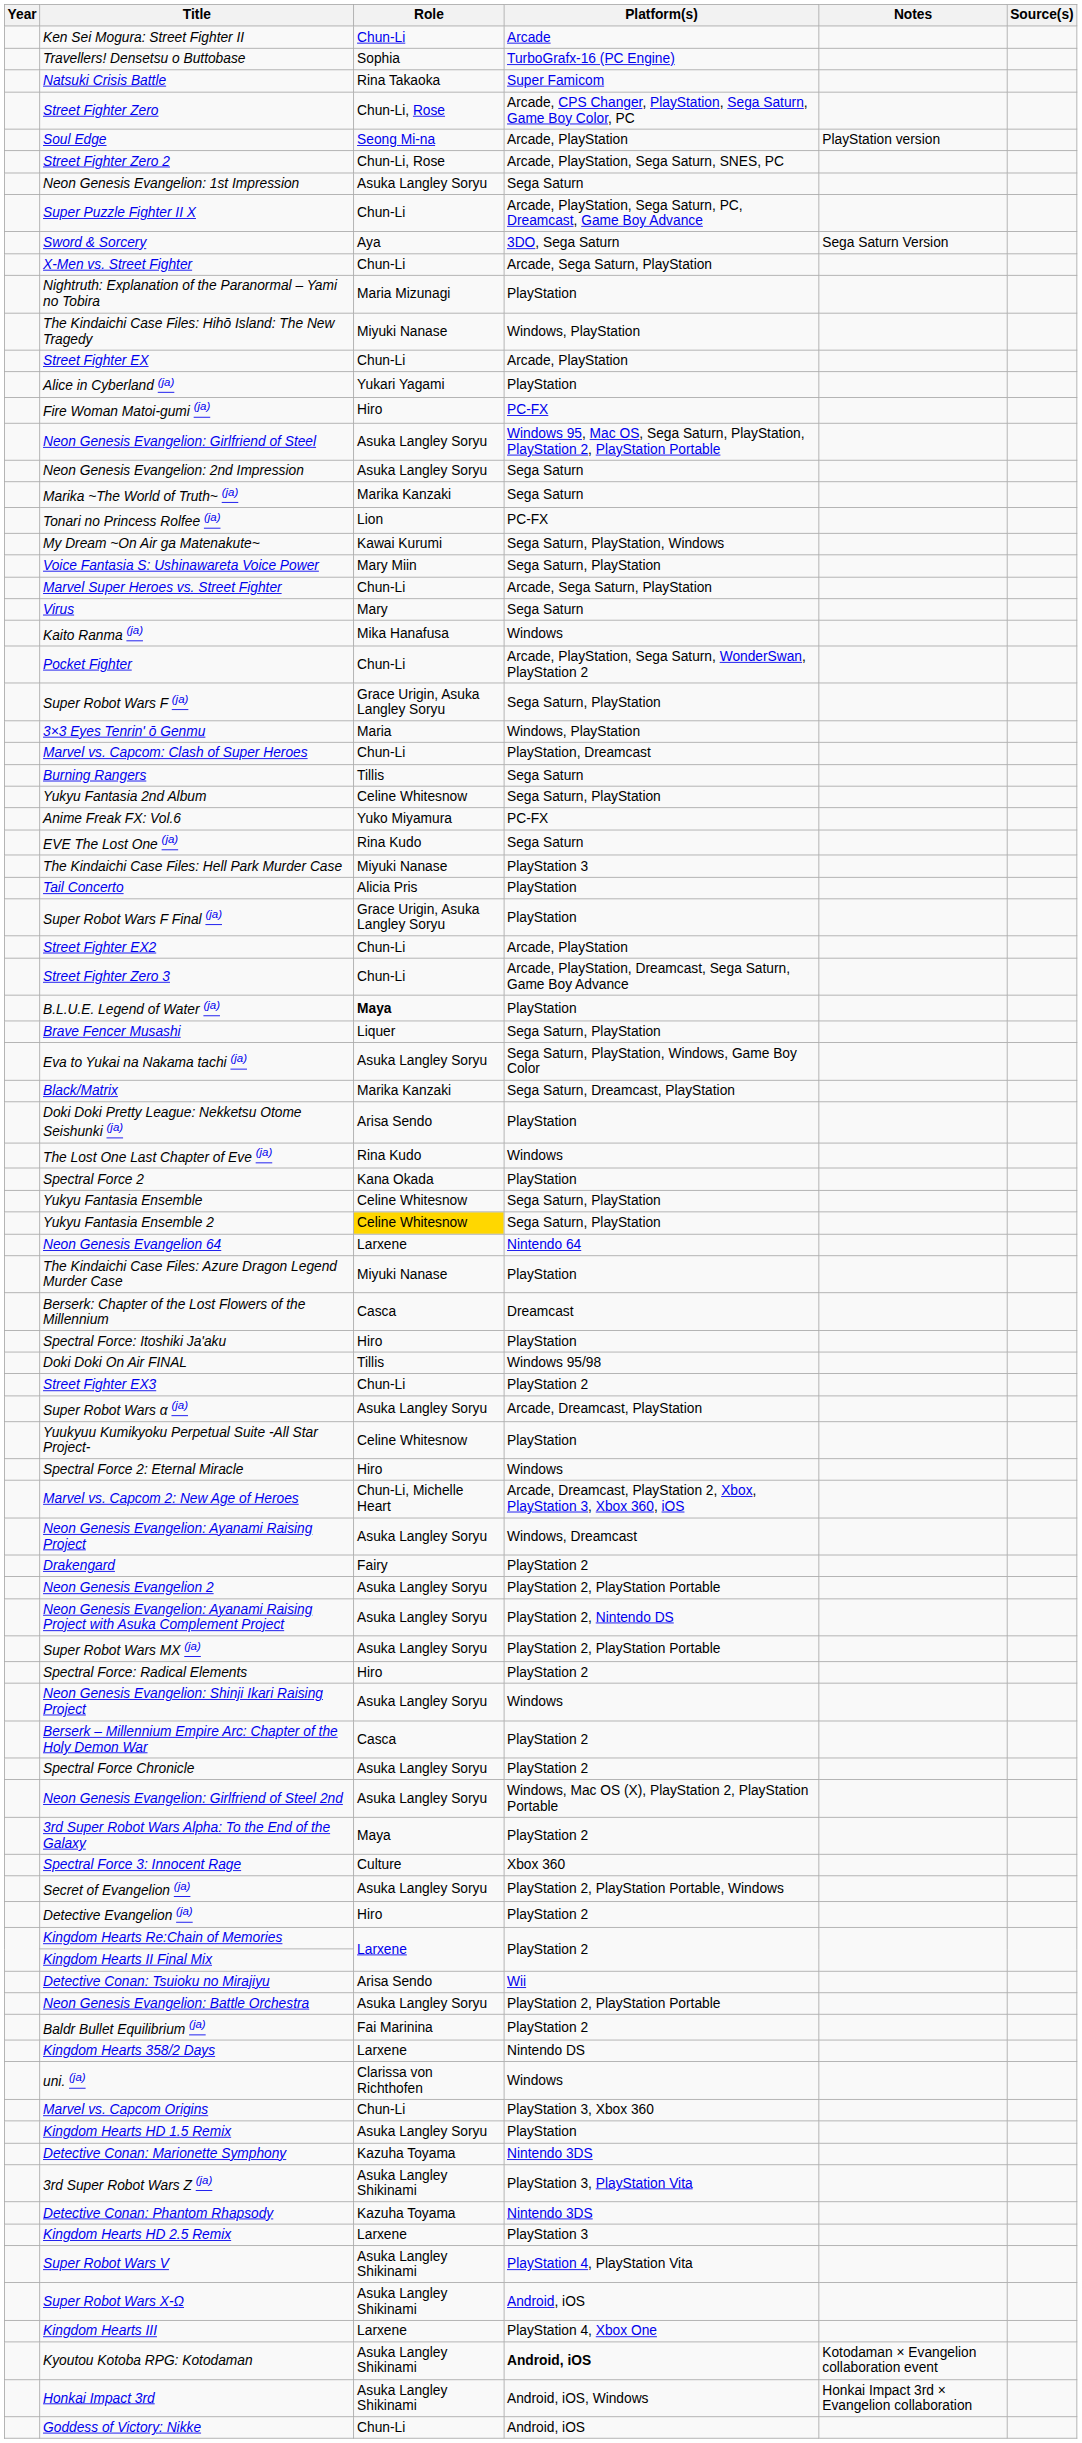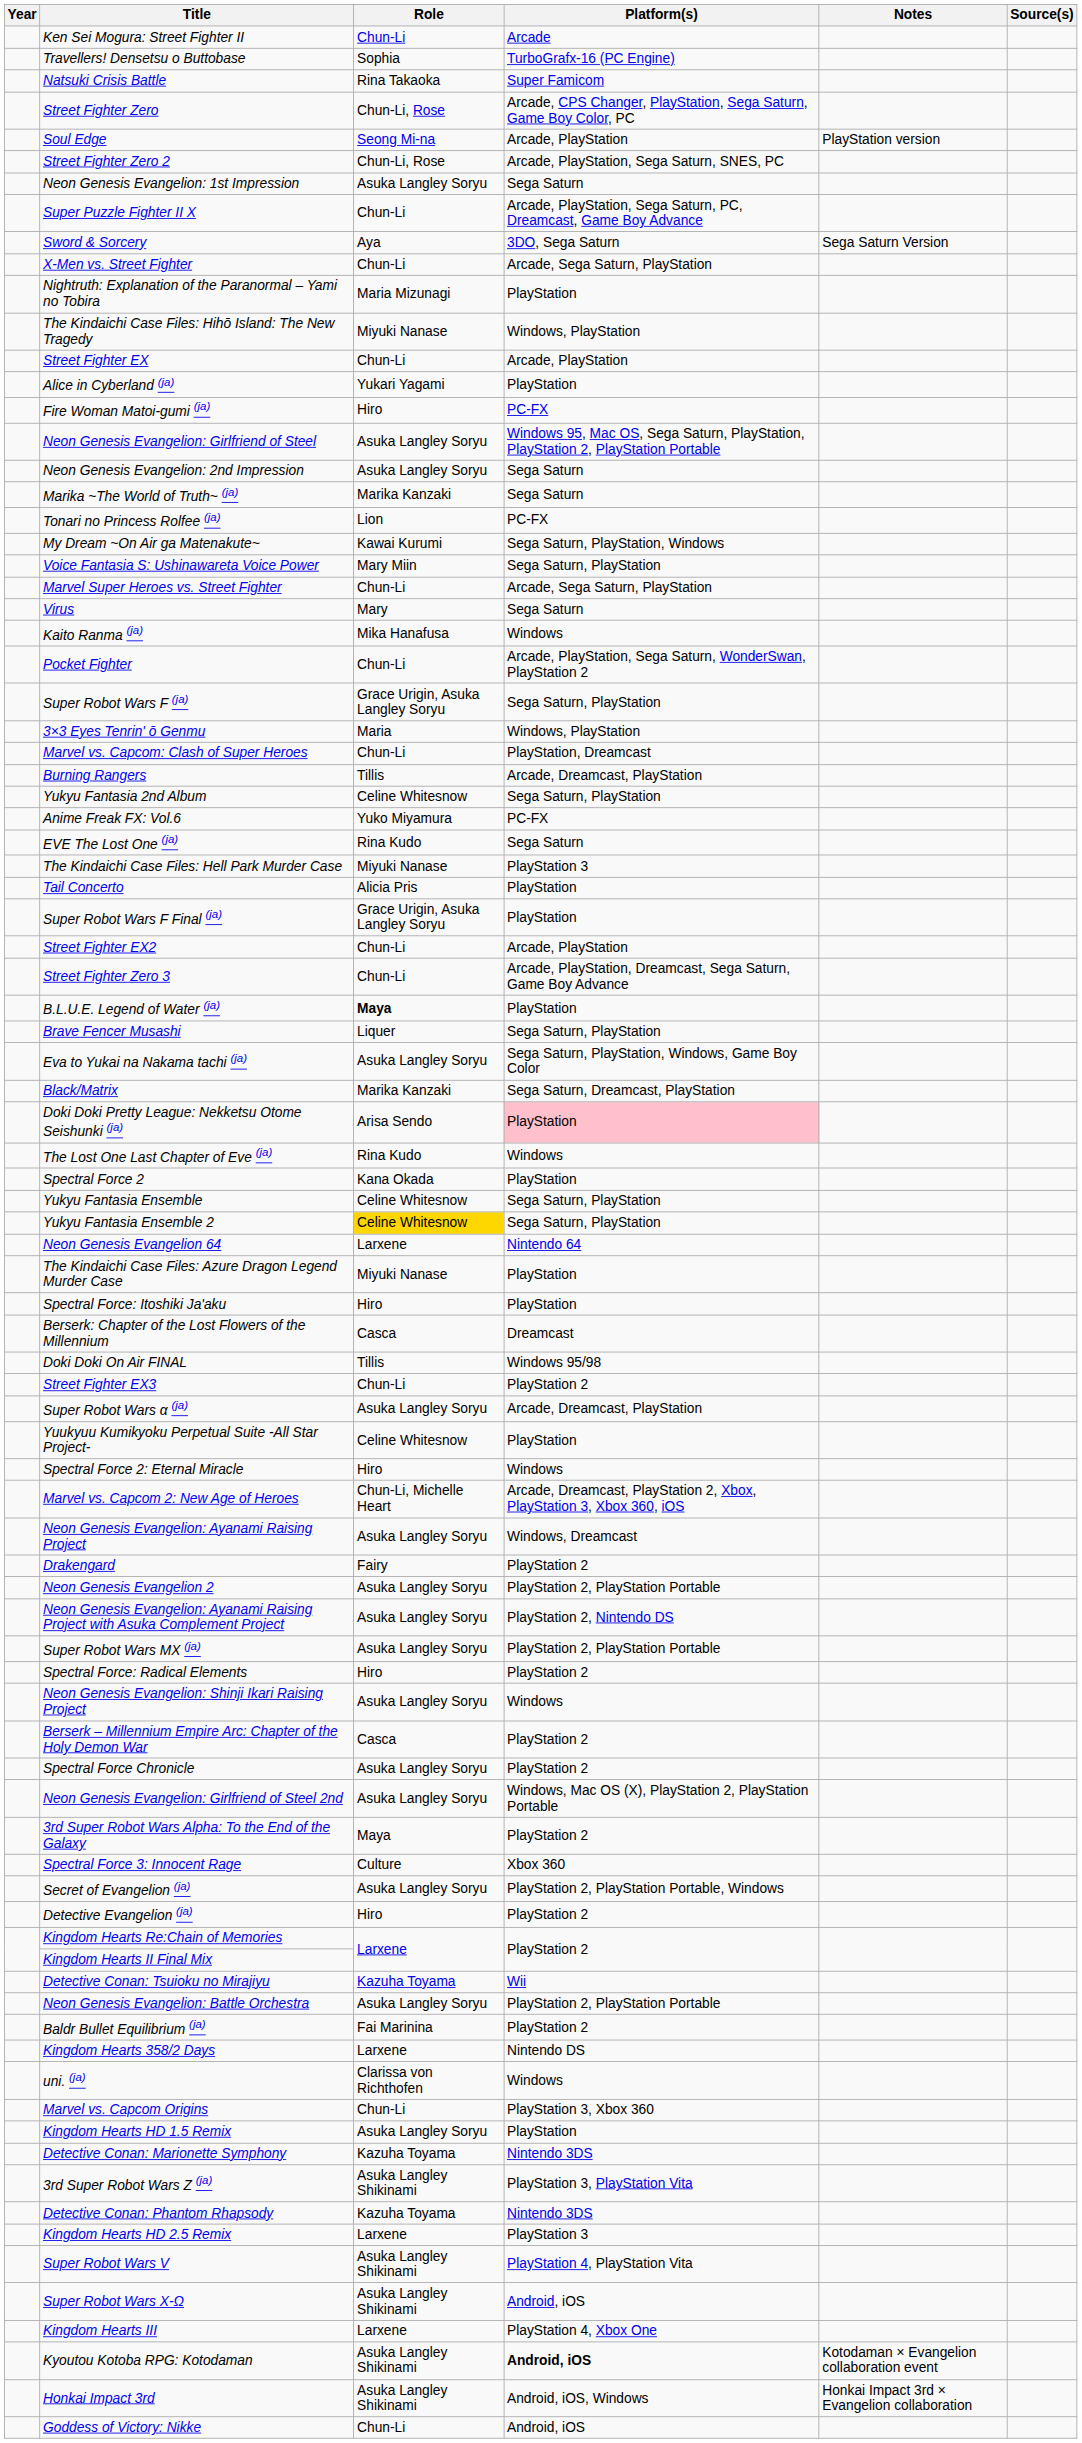(545, 775) Sega Saturn -> (605, 775) Arcade, Dreamcast, PlayStation
(542, 1122) no background -> (542, 1122) pink background
rows swapped: (135, 1341) <-> (174, 1311)
(395, 1981) Arisa Sendo -> (406, 1981) Kazuha Toyama
